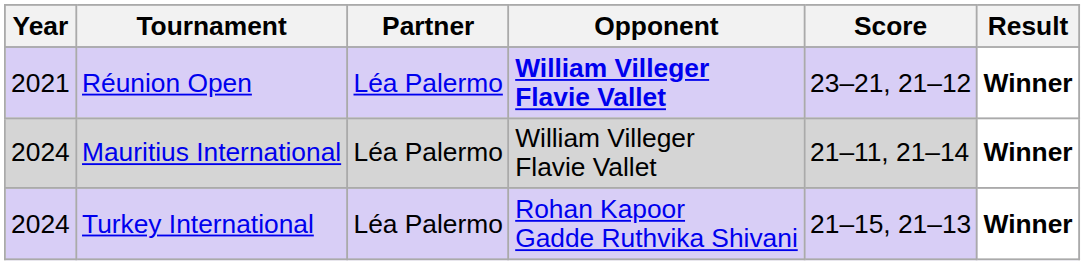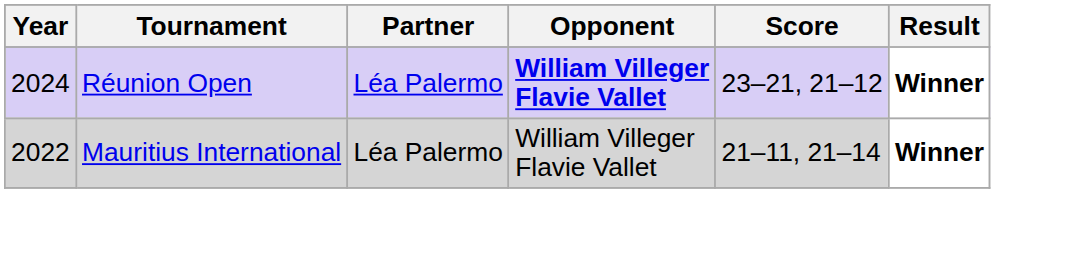(40, 82) 2021 -> (40, 82) 2024
(40, 153) 2024 -> (40, 153) 2022
- row: (198, 224)
